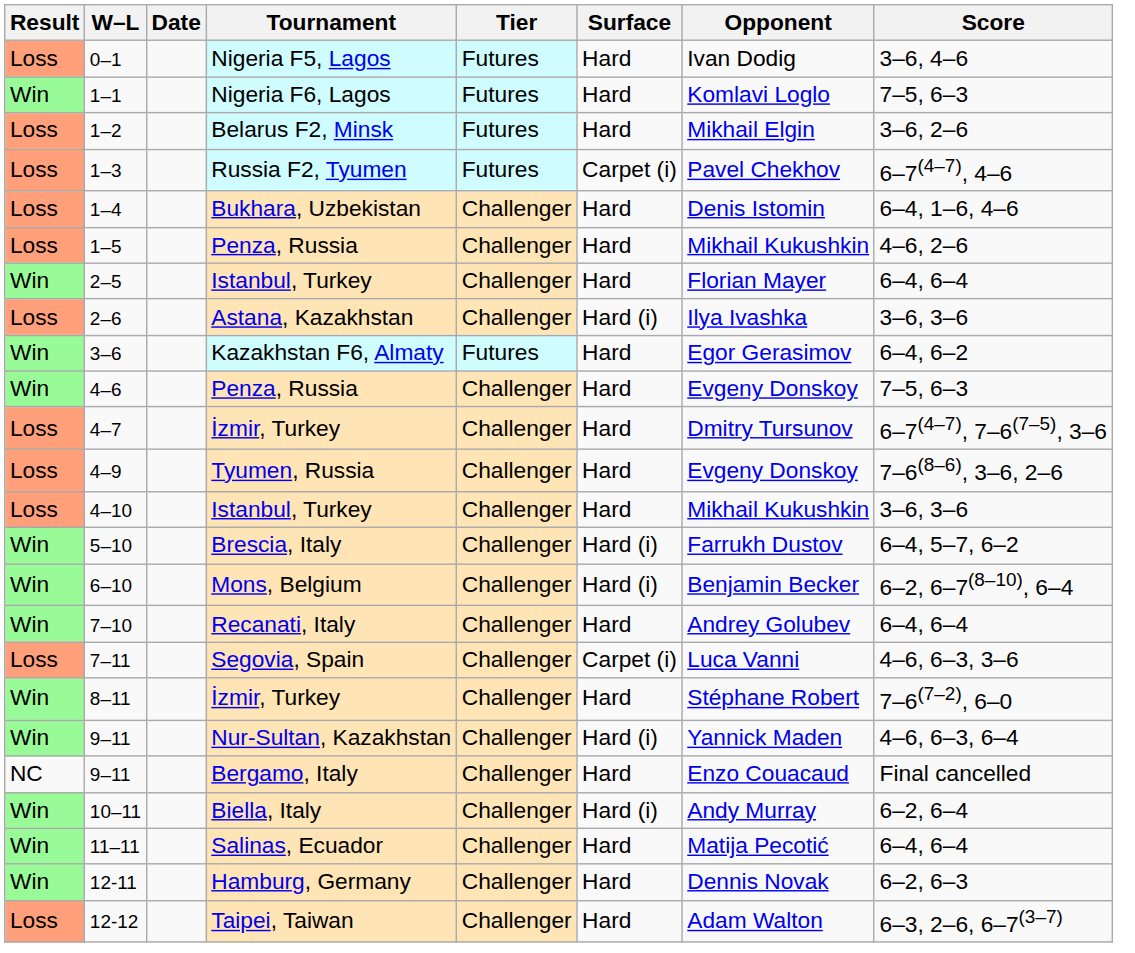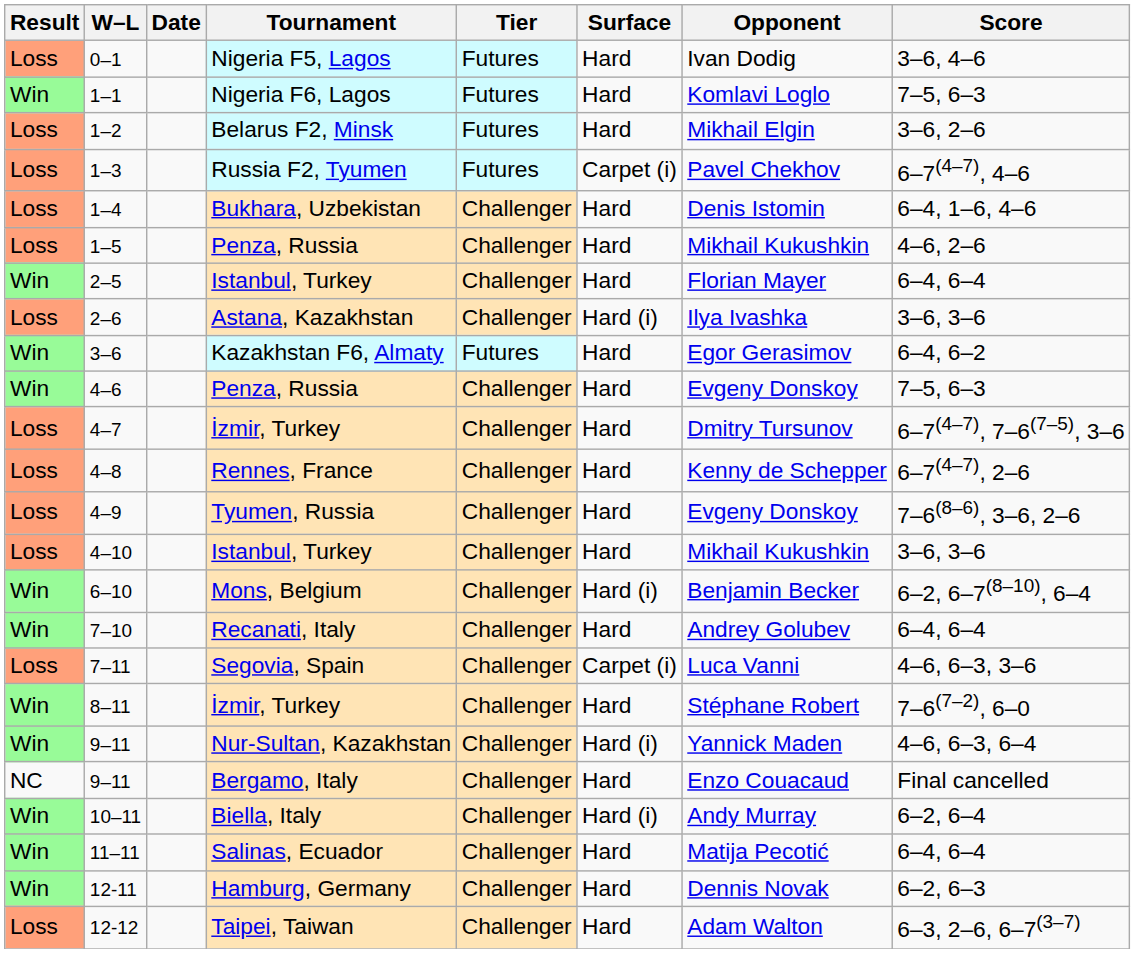+ row: (106, 471)
- row: (111, 546)
